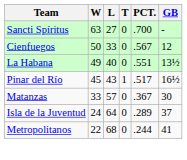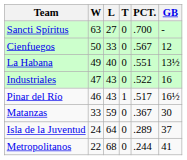+ row: (31, 79)
(96, 79) 45 -> (96, 96) 46
(111, 96) 57 -> (111, 113) 59
